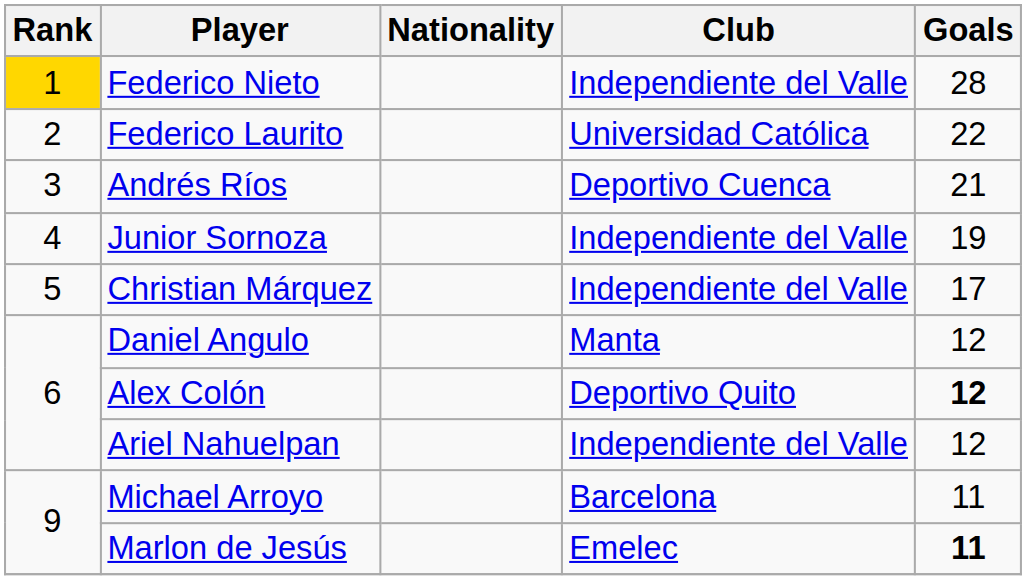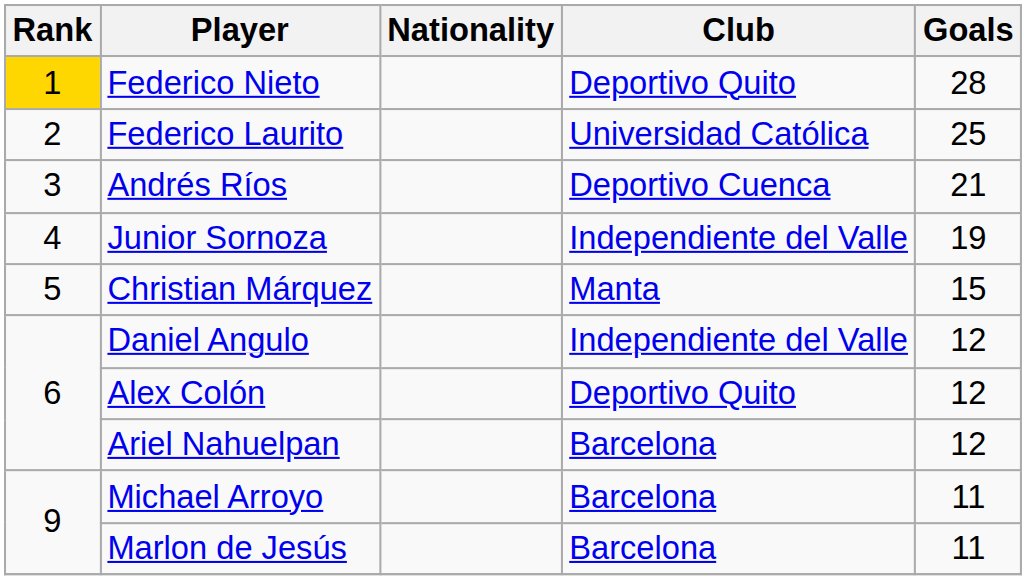(739, 82) Independiente del Valle -> (683, 82) Deportivo Quito
(968, 133) 22 -> (968, 133) 25
(739, 289) Independiente del Valle -> (615, 289) Manta
(968, 289) 17 -> (968, 289) 15
(615, 340) Manta -> (739, 340) Independiente del Valle
(968, 392) bold -> (968, 392) normal
(739, 444) Independiente del Valle -> (643, 444) Barcelona
(624, 548) Emelec -> (643, 548) Barcelona
(968, 548) bold -> (968, 548) normal
